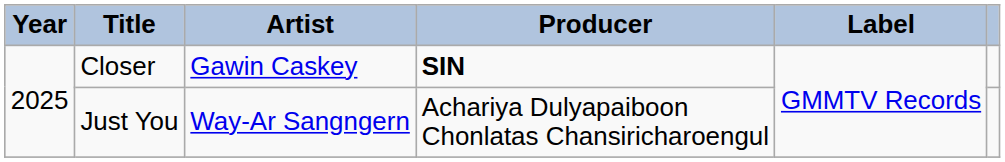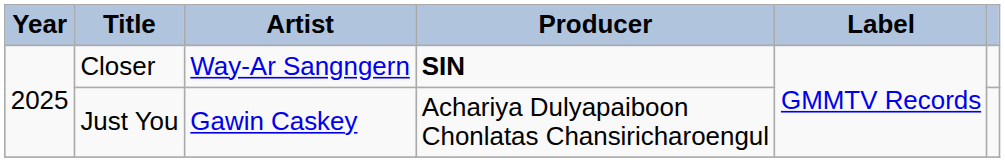(274, 66) Gawin Caskey -> (300, 66) Way-Ar Sangngern
(300, 121) Way-Ar Sangngern -> (274, 121) Gawin Caskey
